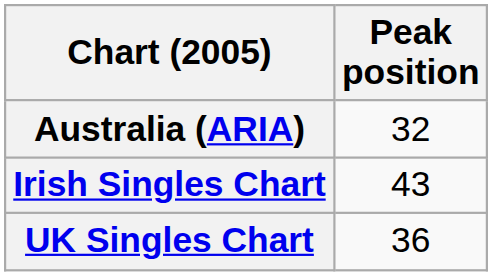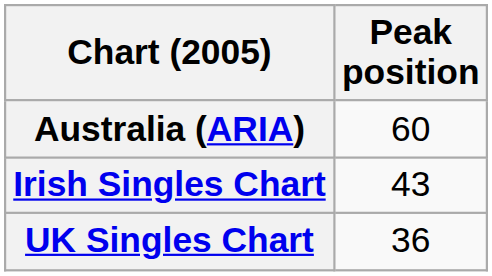(411, 128) 32 -> (411, 128) 60
